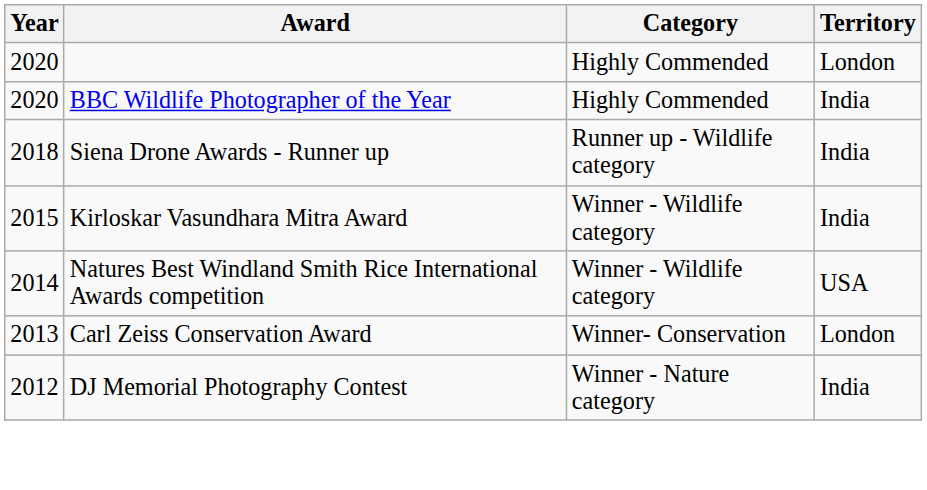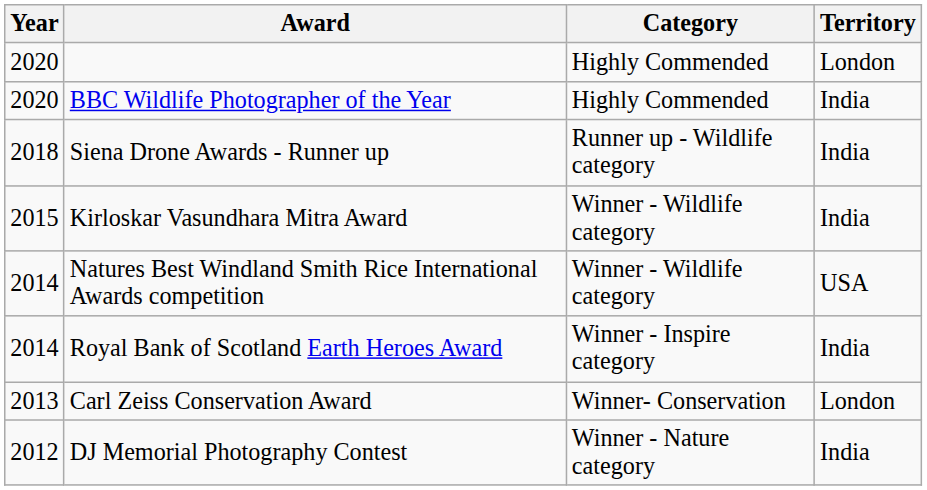+ row: (286, 348)
